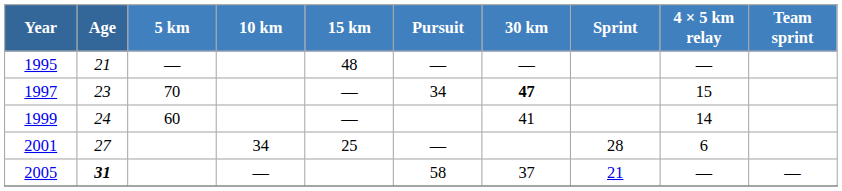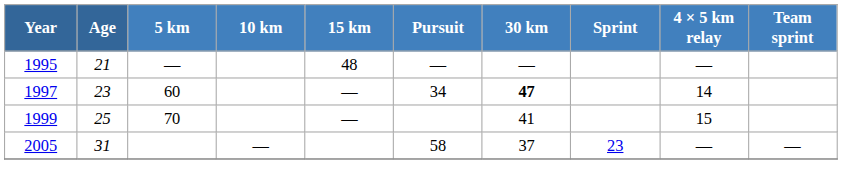(172, 91) 70 -> (172, 91) 60
(704, 91) 15 -> (704, 91) 14
(102, 118) 24 -> (102, 118) 25
(172, 118) 60 -> (172, 118) 70
(704, 118) 14 -> (704, 118) 15
- row: (41, 145)
(102, 172) bold -> (102, 145) normal
(615, 172) 21 -> (615, 145) 23
